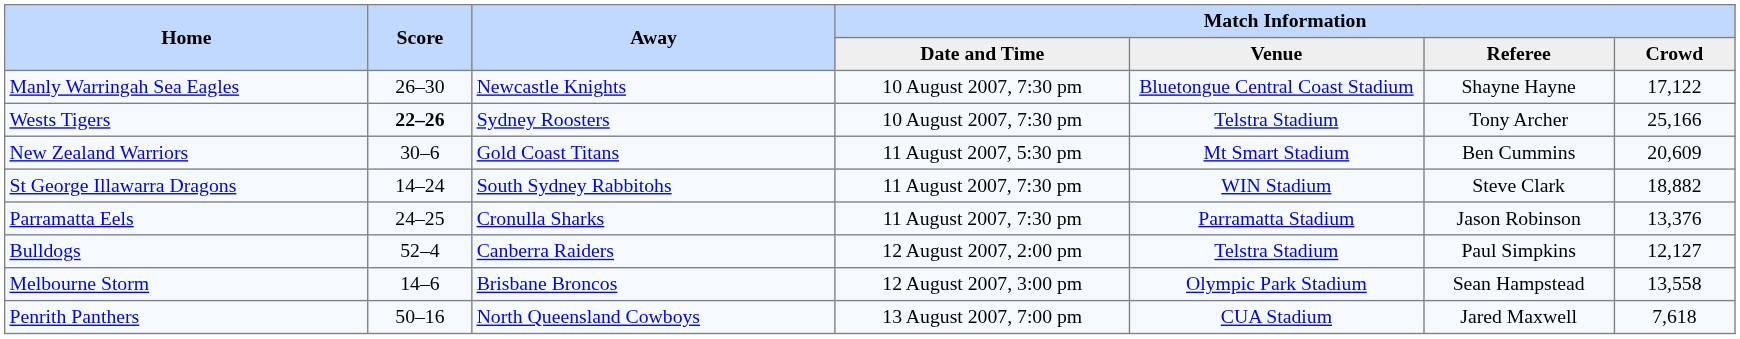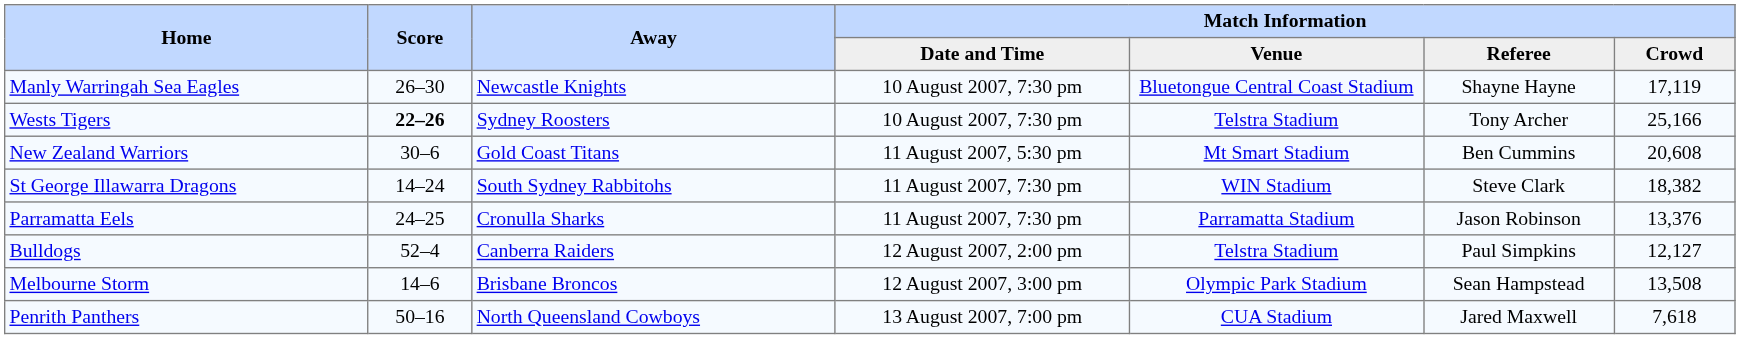(1674, 86) 17,122 -> (1674, 86) 17,119
(1674, 152) 20,609 -> (1674, 152) 20,608
(1674, 185) 18,882 -> (1674, 185) 18,382
(1674, 283) 13,558 -> (1674, 283) 13,508
